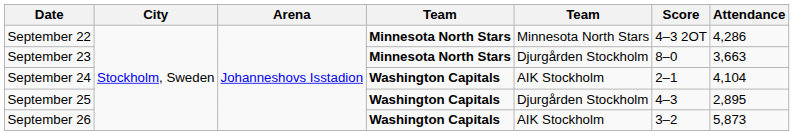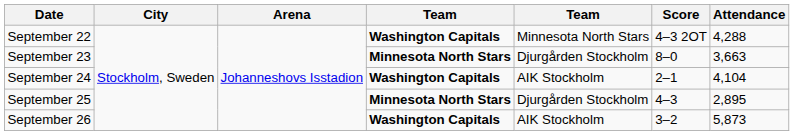(440, 36) Minnesota North Stars -> (435, 36) Washington Capitals
(730, 36) 4,286 -> (730, 36) 4,288
(435, 99) Washington Capitals -> (440, 99) Minnesota North Stars
